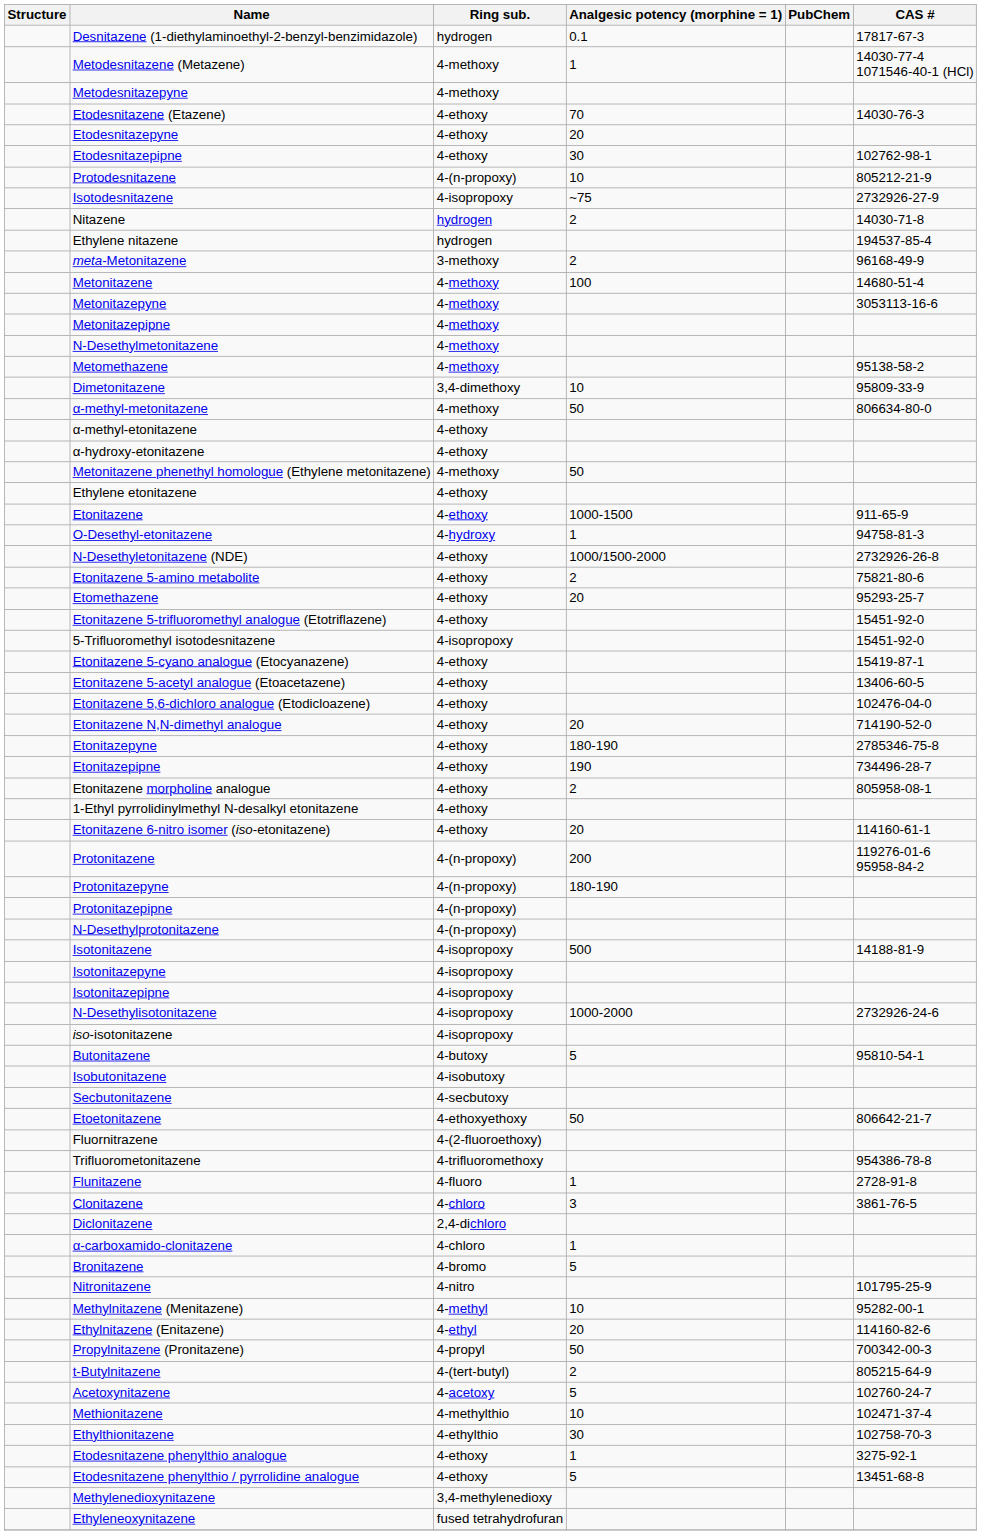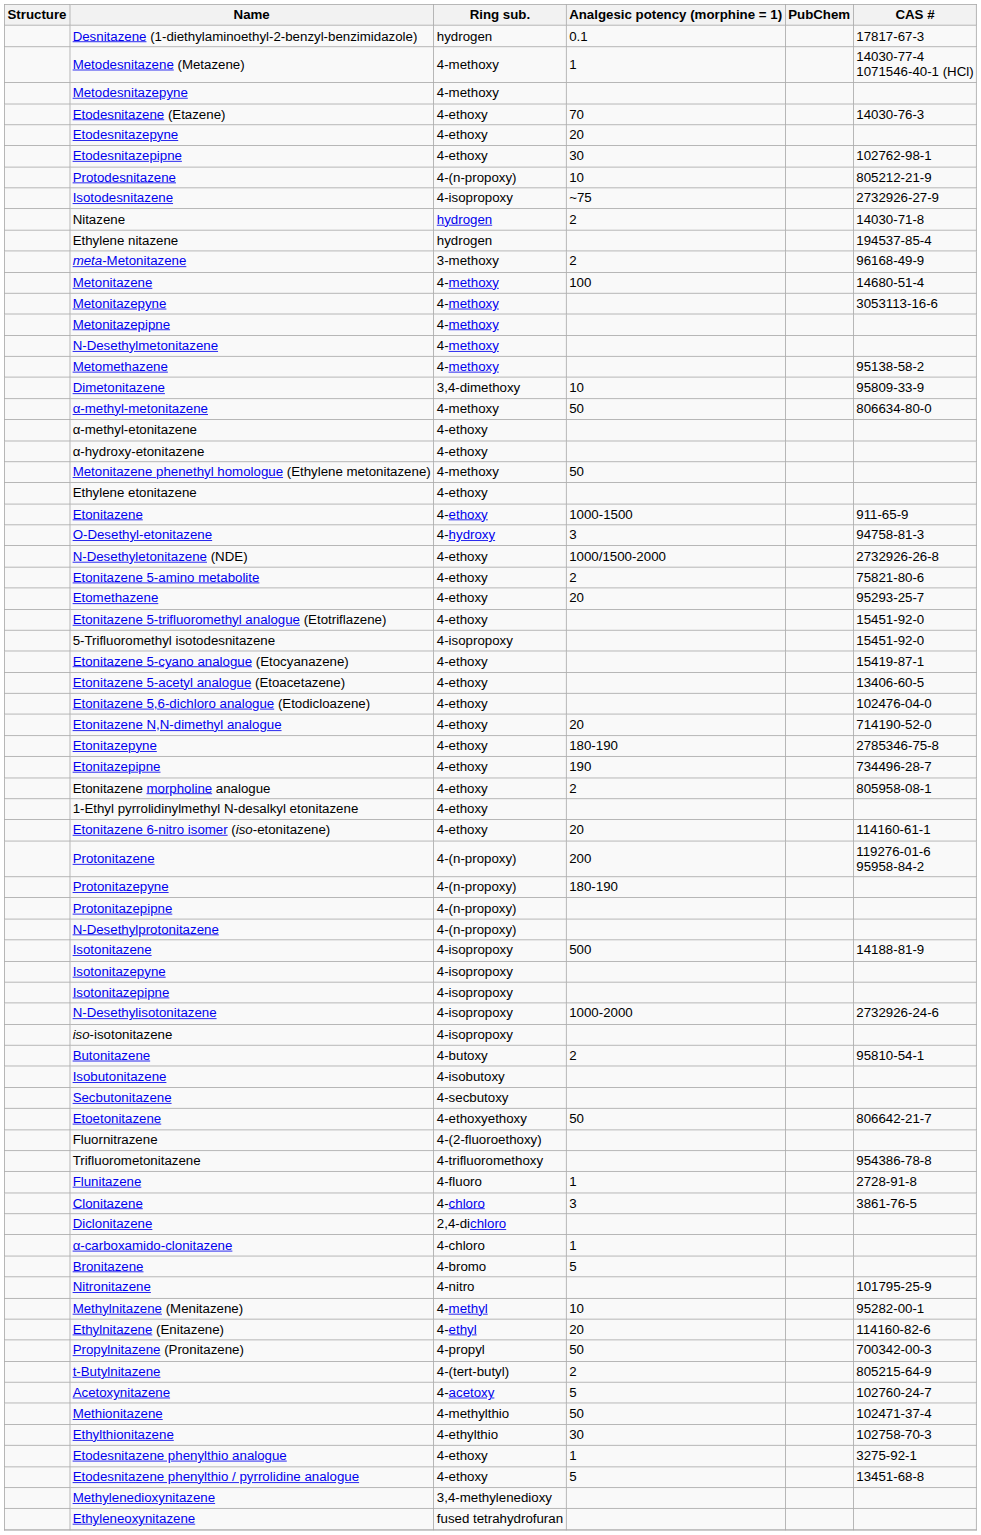(573, 535) 1 -> (573, 535) 3
(573, 1055) 5 -> (573, 1055) 2
(577, 1413) 10 -> (577, 1413) 50
